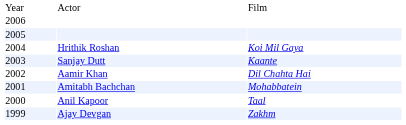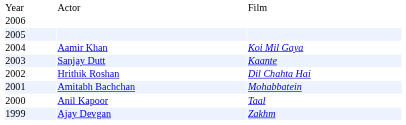(88, 47) Hrithik Roshan -> (83, 47) Aamir Khan
(83, 74) Aamir Khan -> (88, 74) Hrithik Roshan
